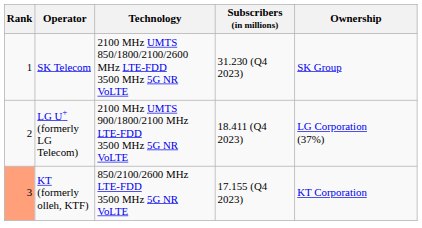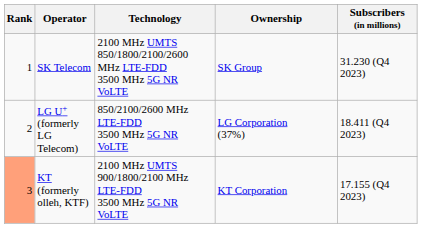columns swapped: (255, 19) <-> (356, 19)
(143, 133) 2100 MHz UMTS 900/1800/2100 MHz LTE-FDD 3500 MHz 5G NR VoLTE -> (143, 128) 850/2100/2600 MHz LTE-FDD 3500 MHz 5G NR VoLTE
(143, 193) 850/2100/2600 MHz LTE-FDD 3500 MHz 5G NR VoLTE -> (143, 190) 2100 MHz UMTS 900/1800/2100 MHz LTE-FDD 3500 MHz 5G NR VoLTE
